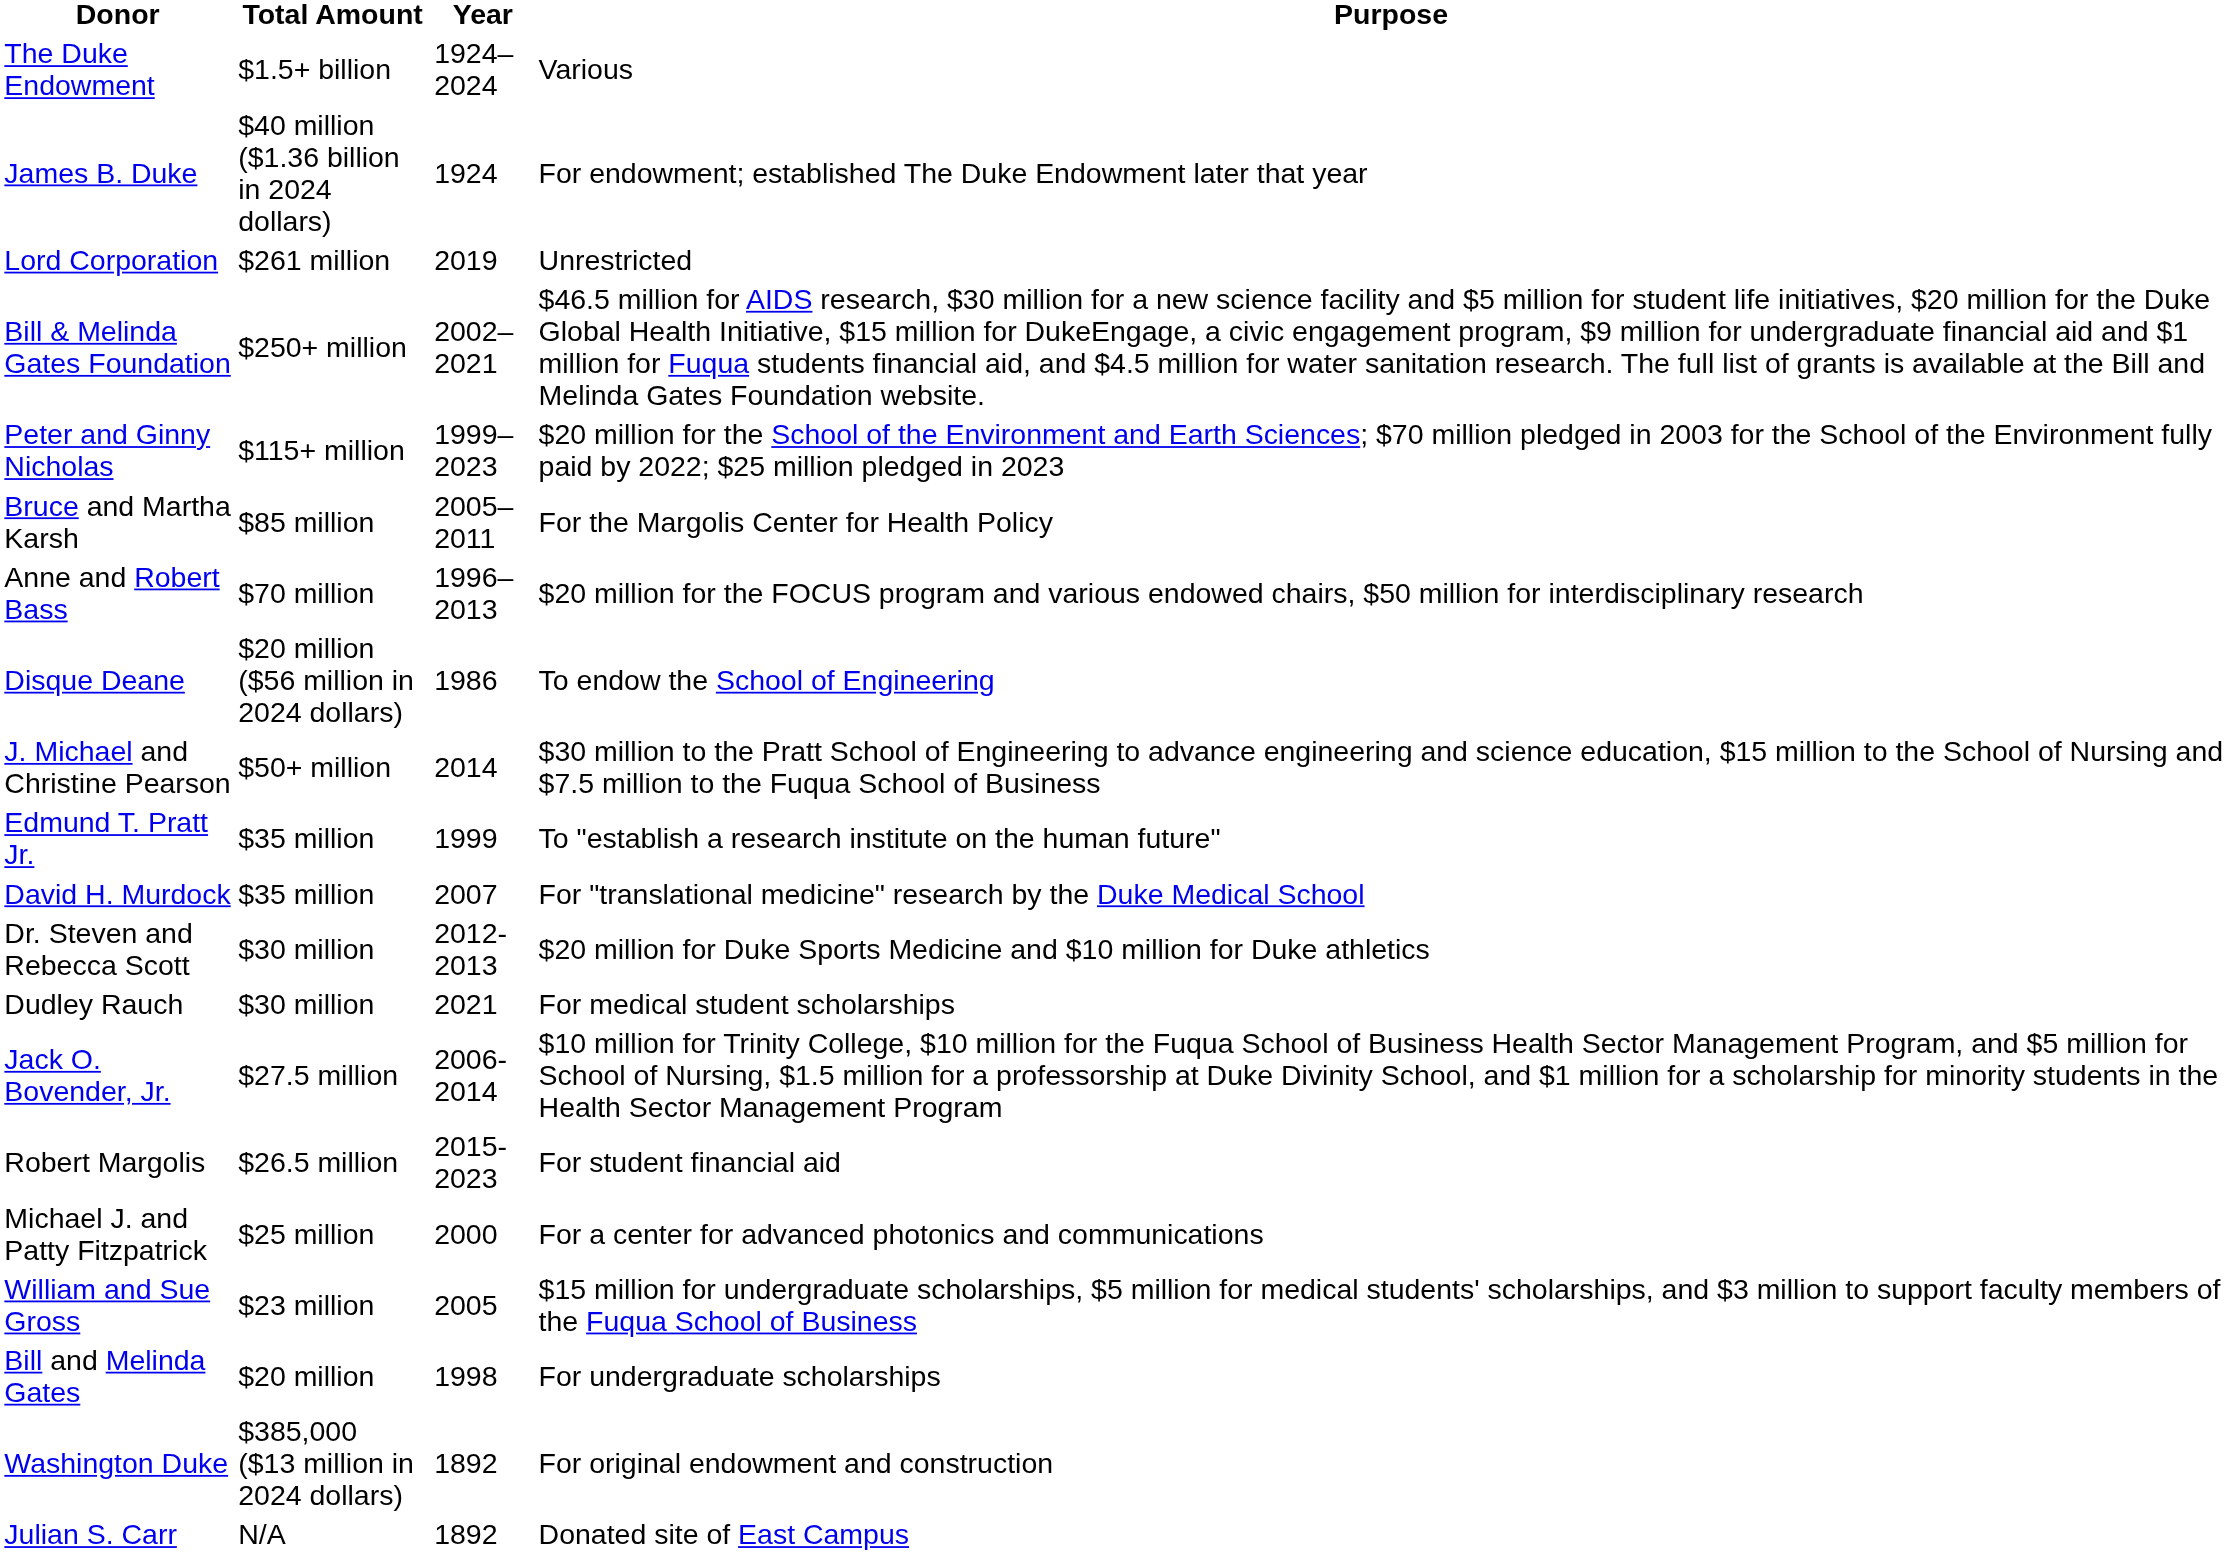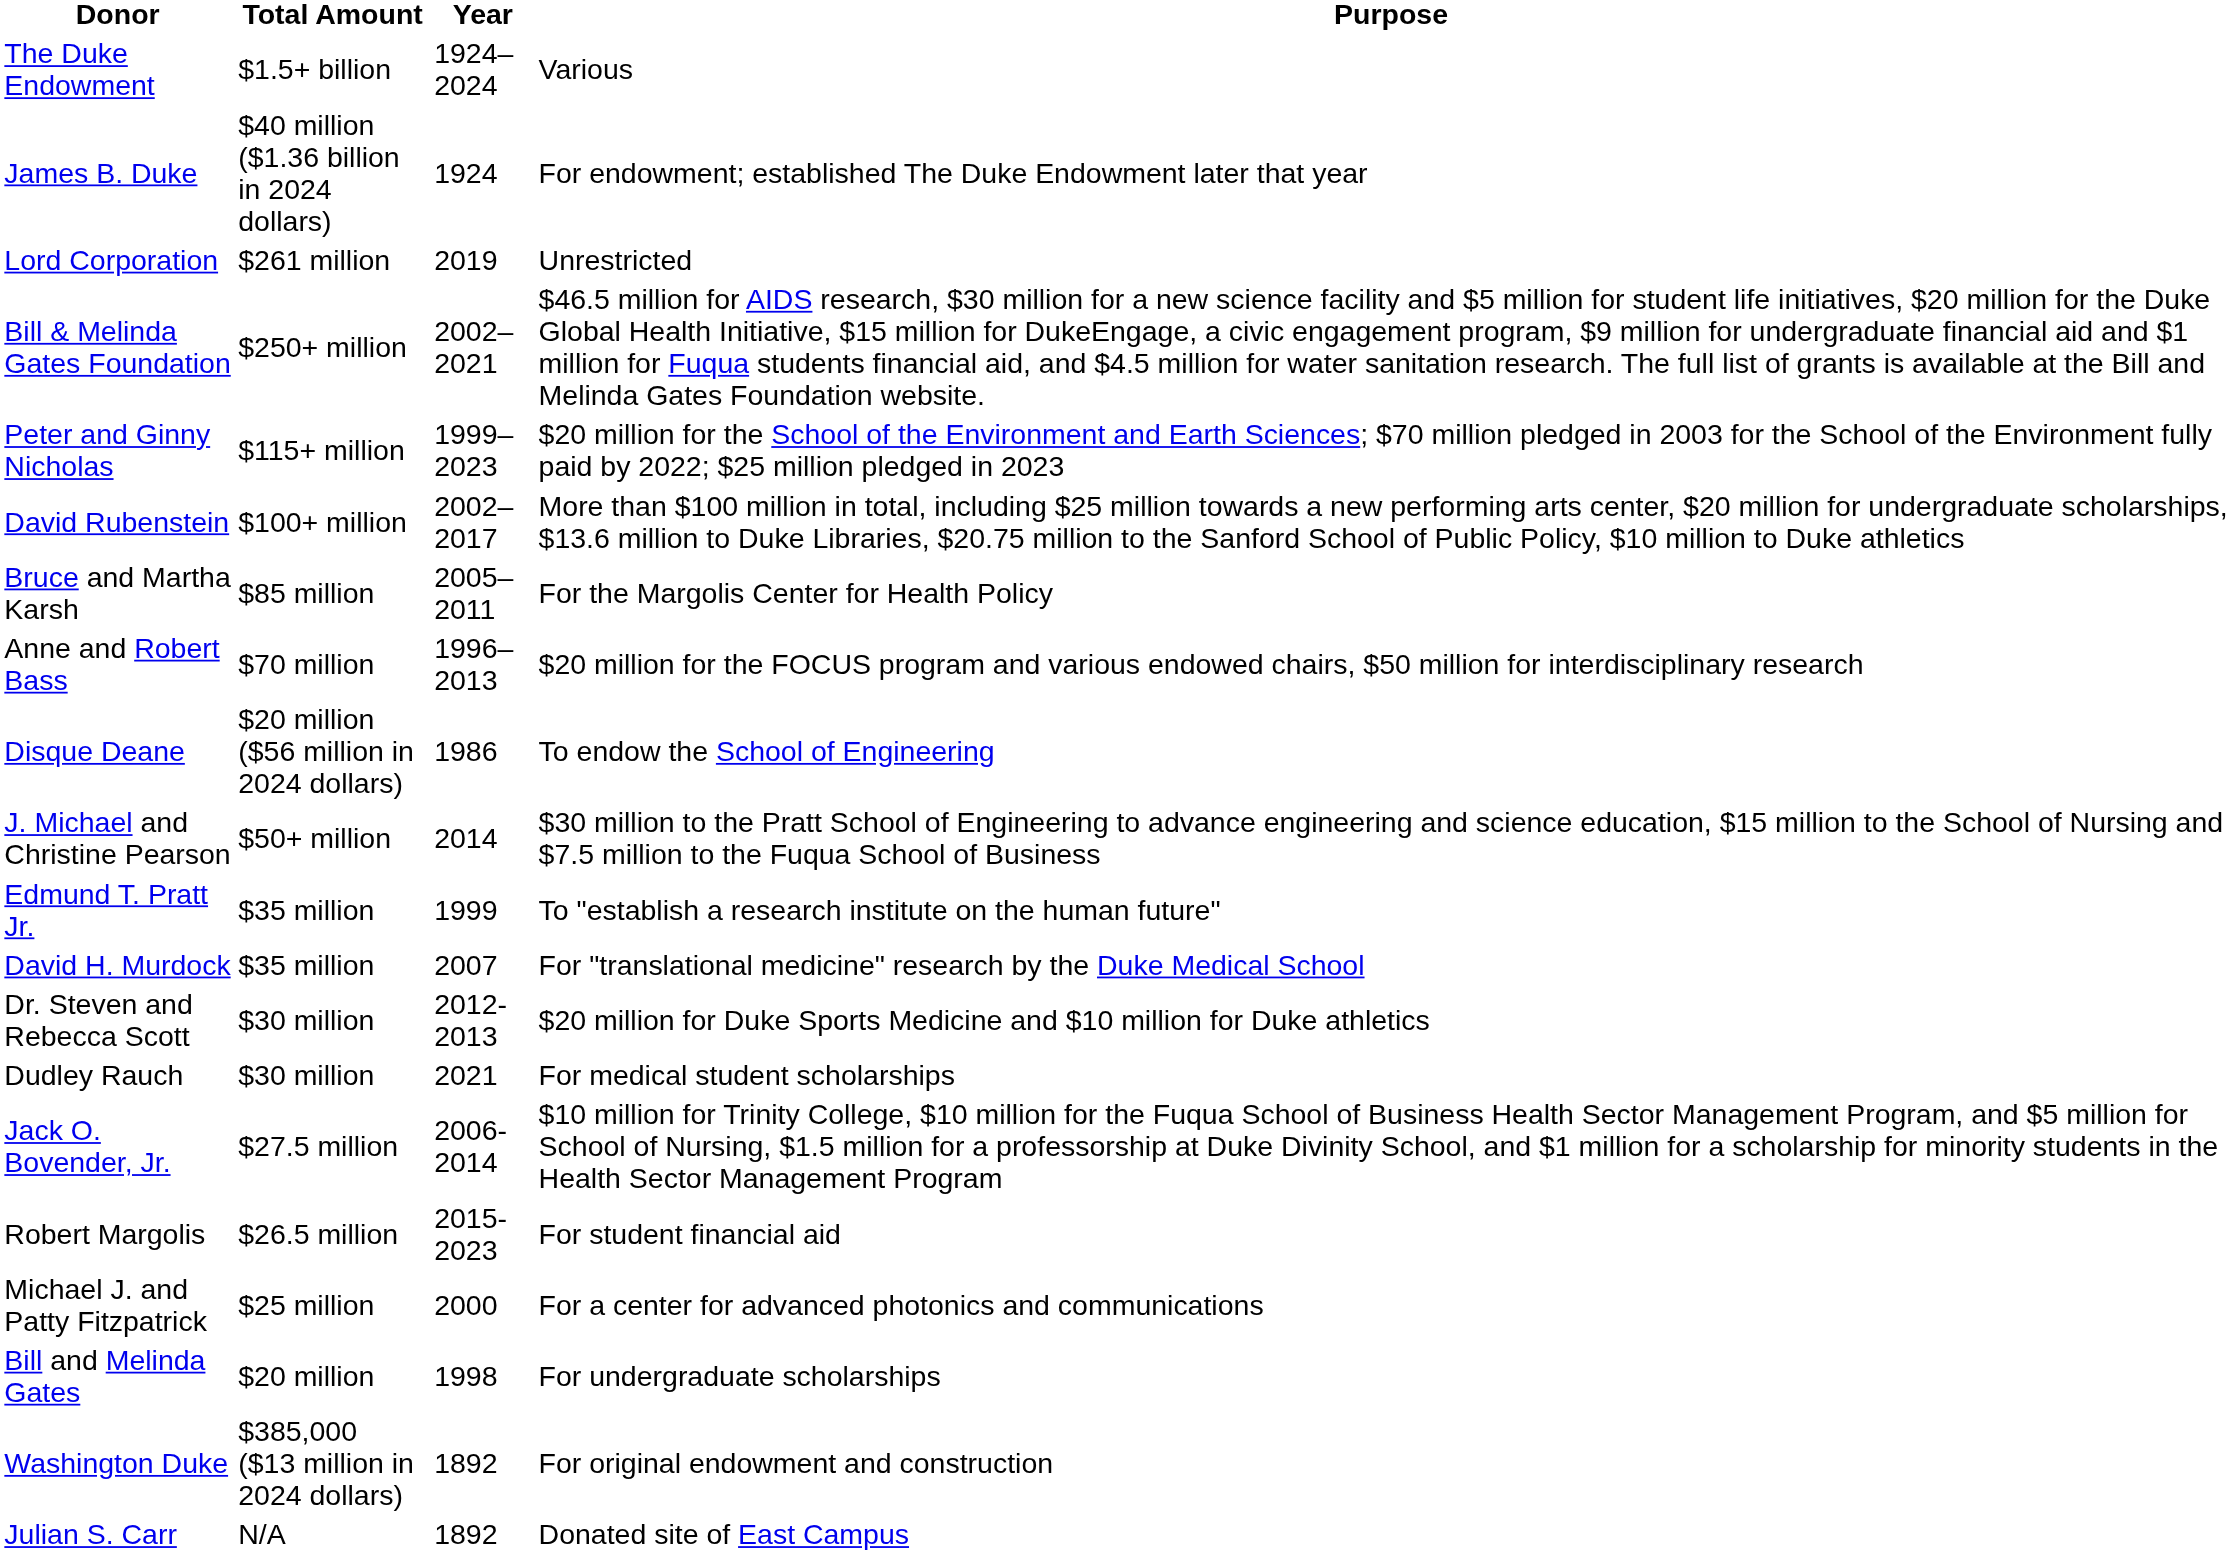+ row: (117, 522)
- row: (107, 1305)
